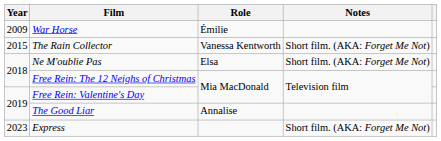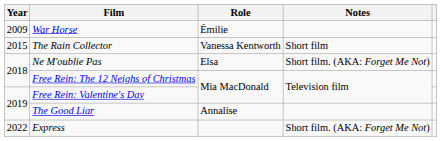(358, 45) Short film. (AKA: Forget Me Not) -> (307, 45) Short film
(17, 128) 2023 -> (17, 128) 2022
